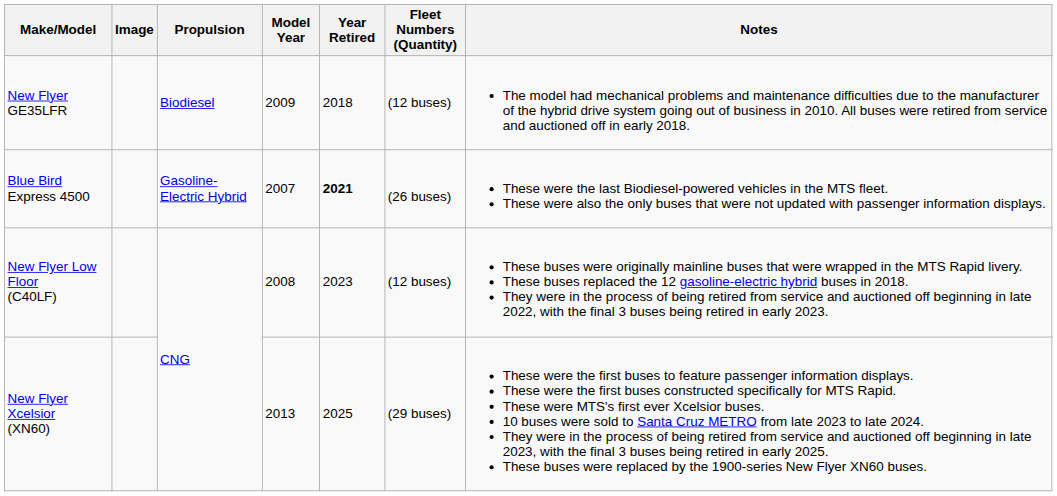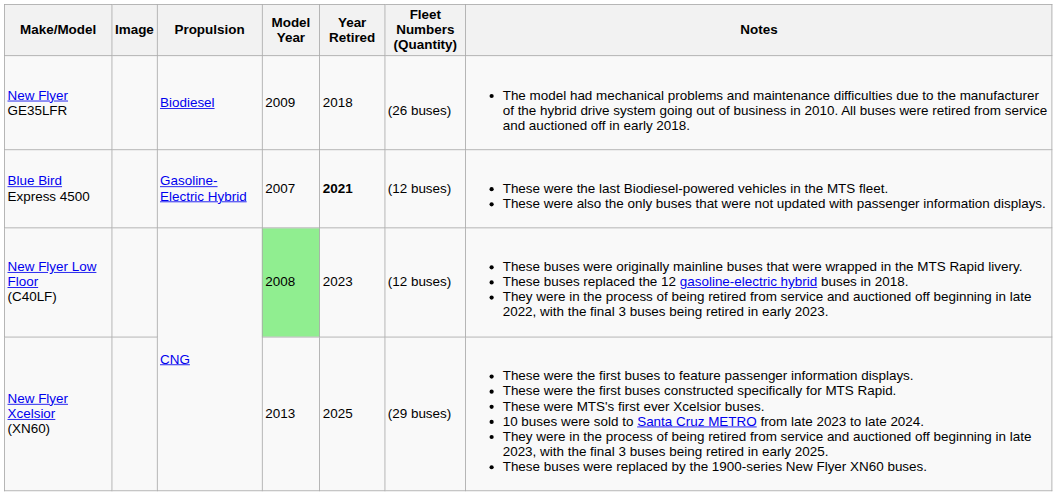(420, 102) (12 buses) -> (420, 110) (26 buses)
(420, 196) (26 buses) -> (420, 188) (12 buses)
(280, 282) no background -> (280, 282) lightgreen background
